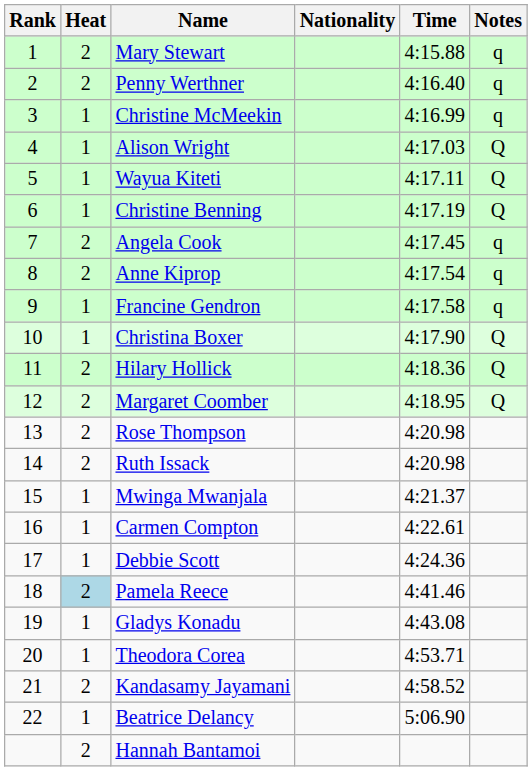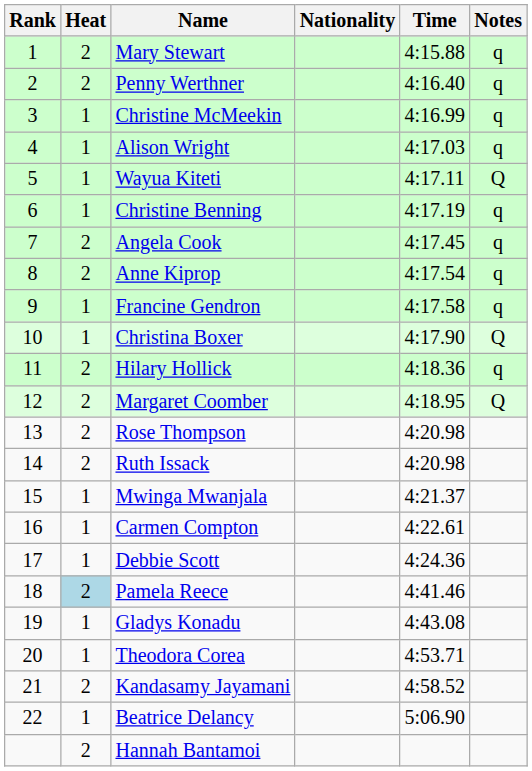(498, 147) Q -> (498, 147) q
(498, 210) Q -> (498, 210) q
(498, 369) Q -> (498, 369) q
